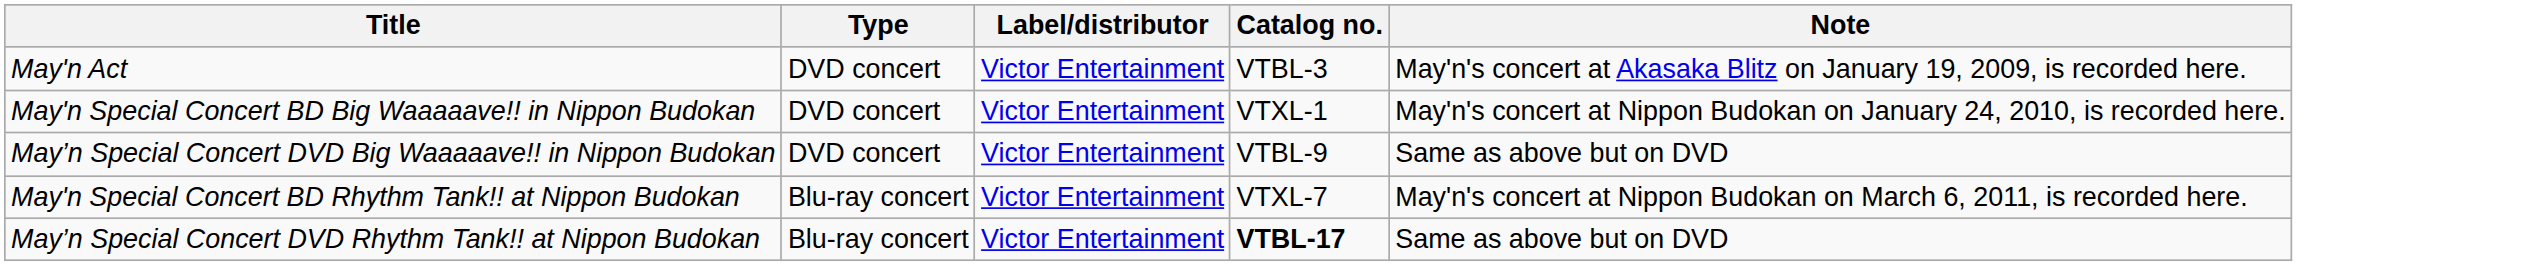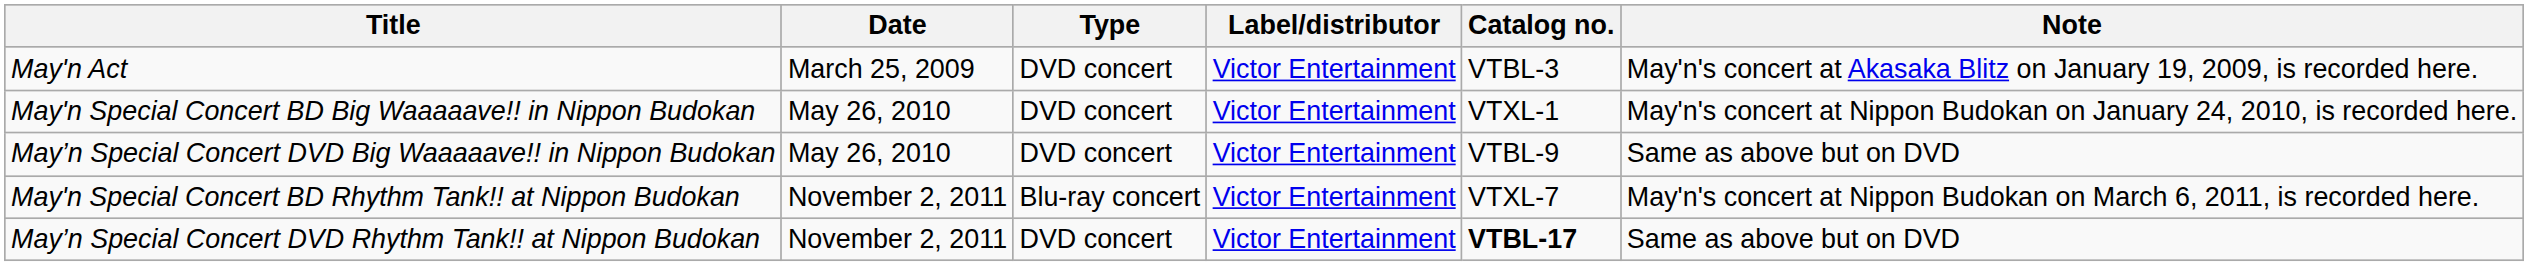+ column: (897, 25)
(878, 238) Blu-ray concert -> (1096, 238) DVD concert
